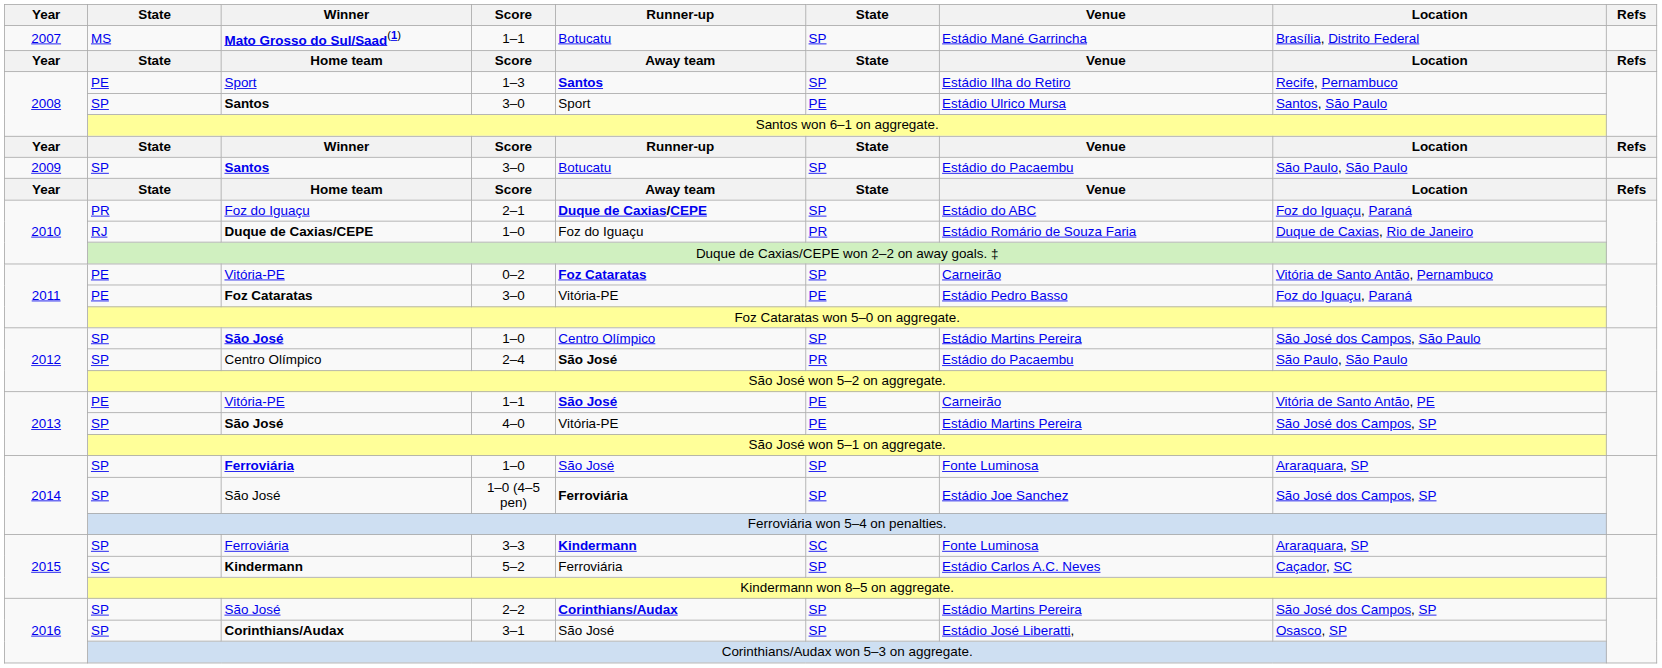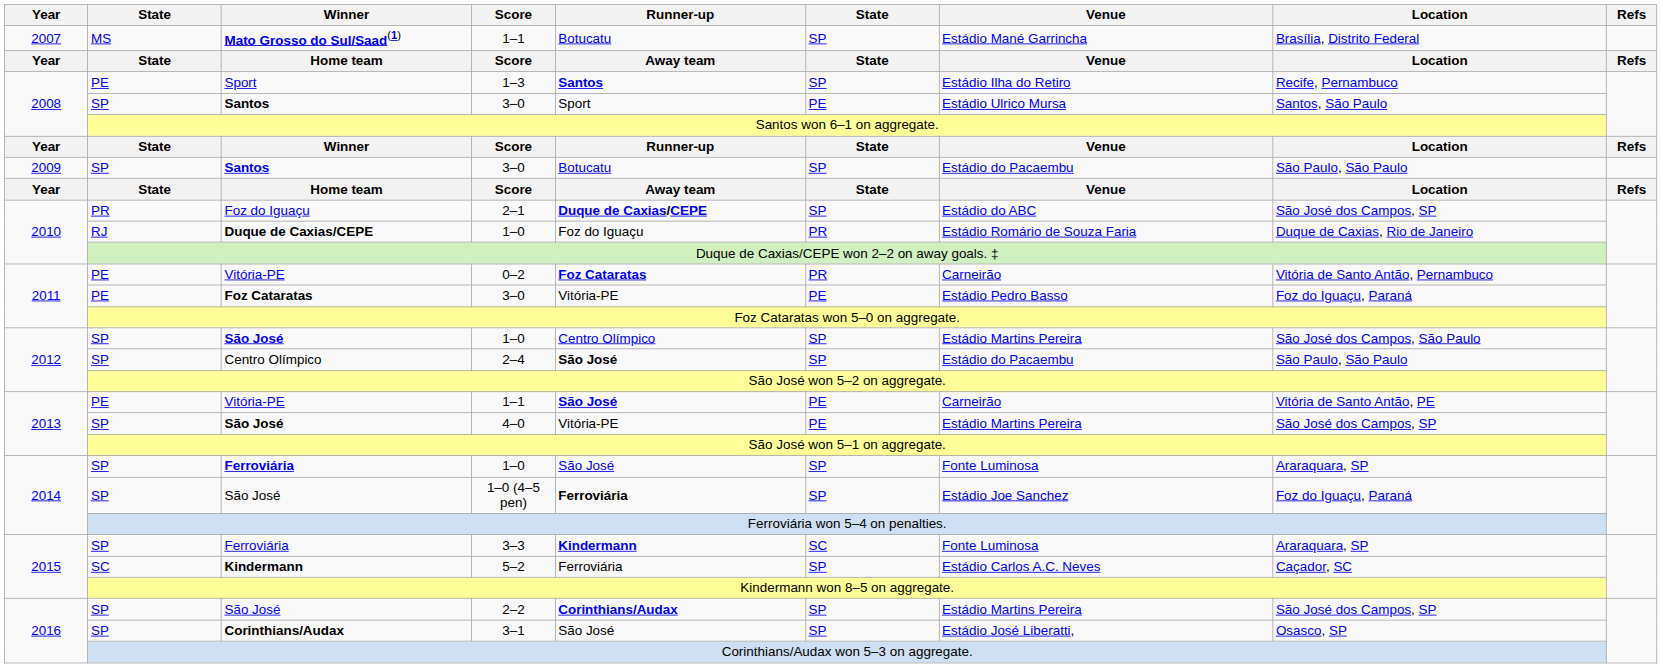(1344, 210) Foz do Iguaçu, Paraná -> (1356, 210) São José dos Campos, SP
(818, 274) SP -> (818, 274) PR
(818, 359) PR -> (818, 359) SP
(1356, 495) São José dos Campos, SP -> (1344, 495) Foz do Iguaçu, Paraná
